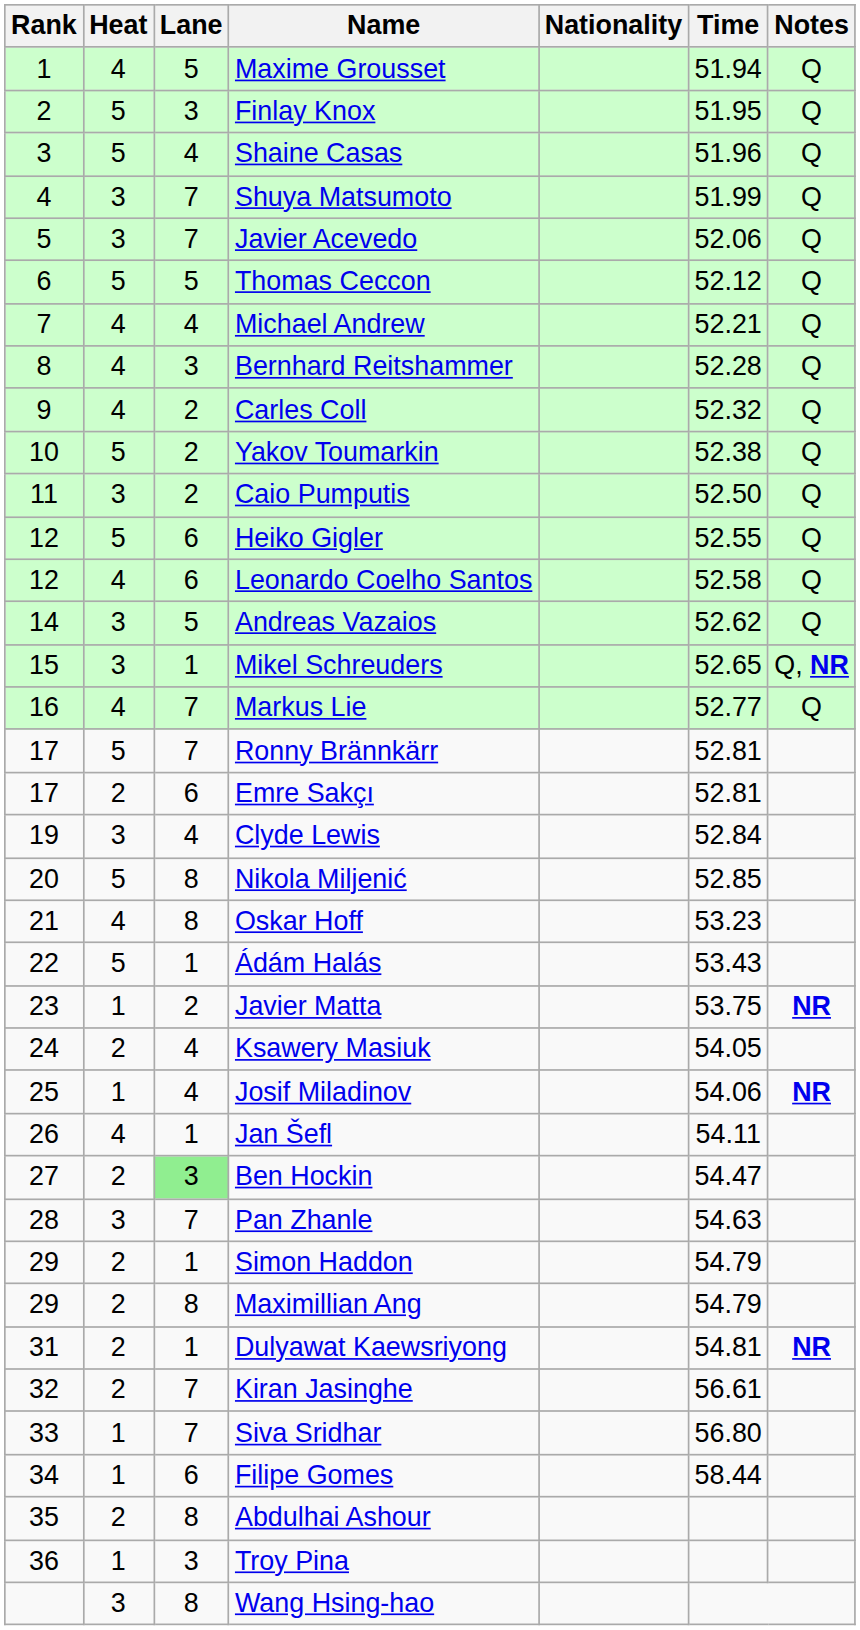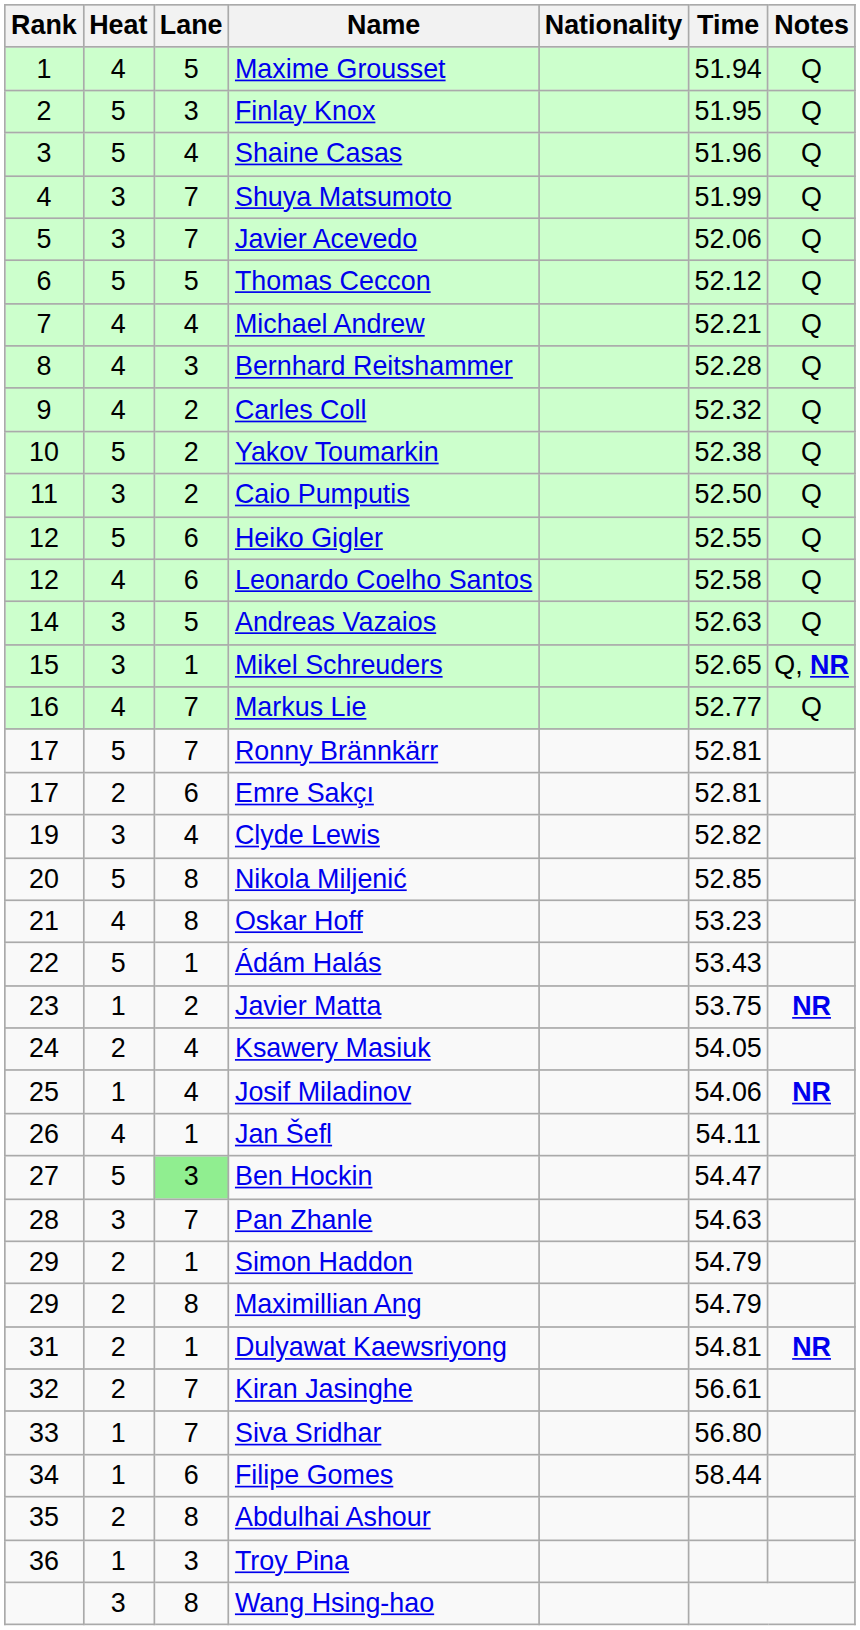(728, 622) 52.62 -> (728, 622) 52.63
(728, 835) 52.84 -> (728, 835) 52.82
(118, 1176) 2 -> (118, 1176) 5
